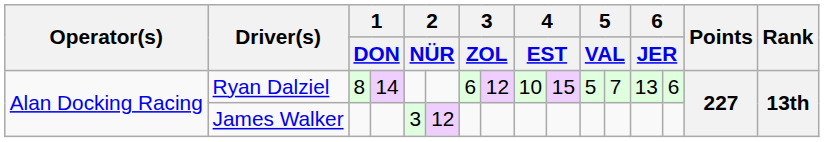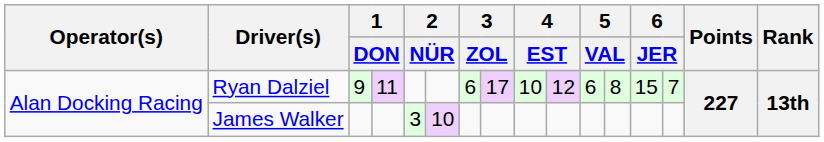(359, 86) 8 -> (359, 86) 9
(387, 86) 14 -> (387, 86) 11
(497, 86) 12 -> (497, 86) 17
(563, 86) 15 -> (563, 86) 12
(591, 86) 5 -> (591, 86) 6
(616, 86) 7 -> (616, 86) 8
(646, 86) 13 -> (646, 86) 15
(674, 86) 6 -> (674, 86) 7
(443, 119) 12 -> (443, 119) 10
